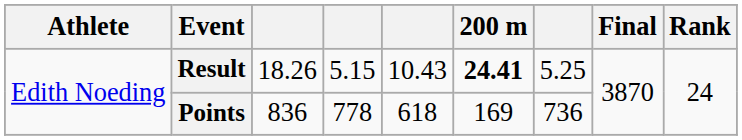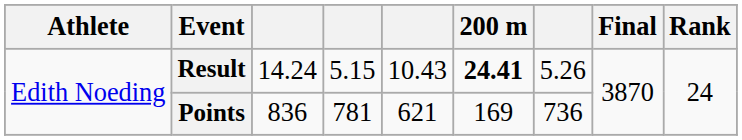(287, 70) 18.26 -> (287, 70) 14.24
(563, 70) 5.25 -> (563, 70) 5.26
(352, 113) 778 -> (352, 113) 781
(417, 113) 618 -> (417, 113) 621
